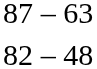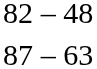rows swapped: (48, 13) <-> (48, 55)
